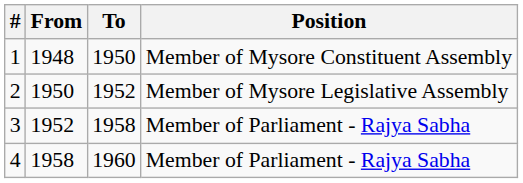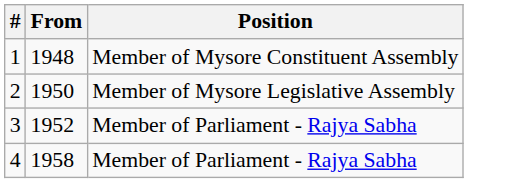- column: (114, 21)
